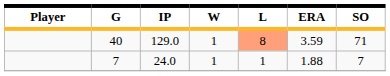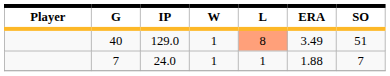(312, 40) 3.59 -> (312, 40) 3.49
(361, 40) 71 -> (361, 40) 51
